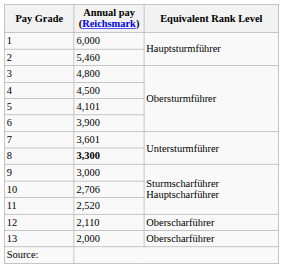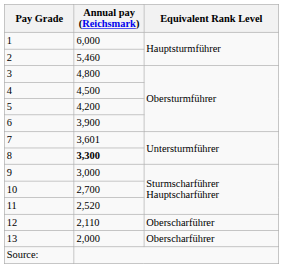(88, 106) 4,101 -> (88, 106) 4,200
(88, 189) 2,706 -> (88, 189) 2,700
